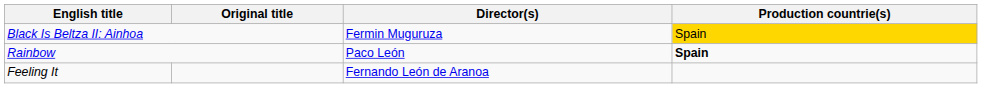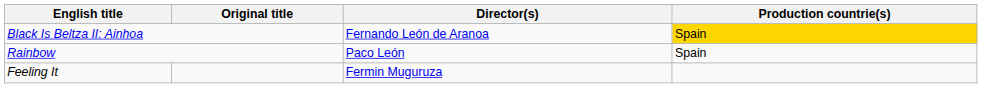(394, 33) Fermin Muguruza -> (417, 33) Fernando León de Aranoa
(692, 53) bold -> (691, 53) normal
(417, 72) Fernando León de Aranoa -> (394, 72) Fermin Muguruza
